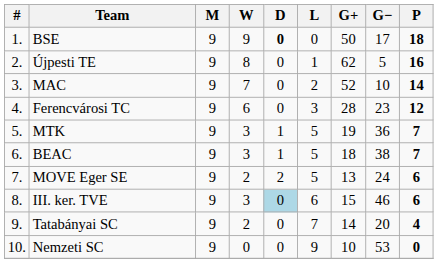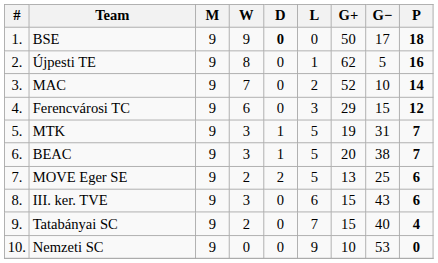(348, 108) 28 -> (348, 108) 29
(382, 108) 23 -> (382, 108) 15
(382, 131) 36 -> (382, 131) 31
(348, 154) 18 -> (348, 154) 20
(382, 177) 24 -> (382, 177) 25
(280, 200) lightblue background -> (280, 200) no background
(382, 200) 46 -> (382, 200) 43
(348, 223) 14 -> (348, 223) 15
(382, 223) 20 -> (382, 223) 40
